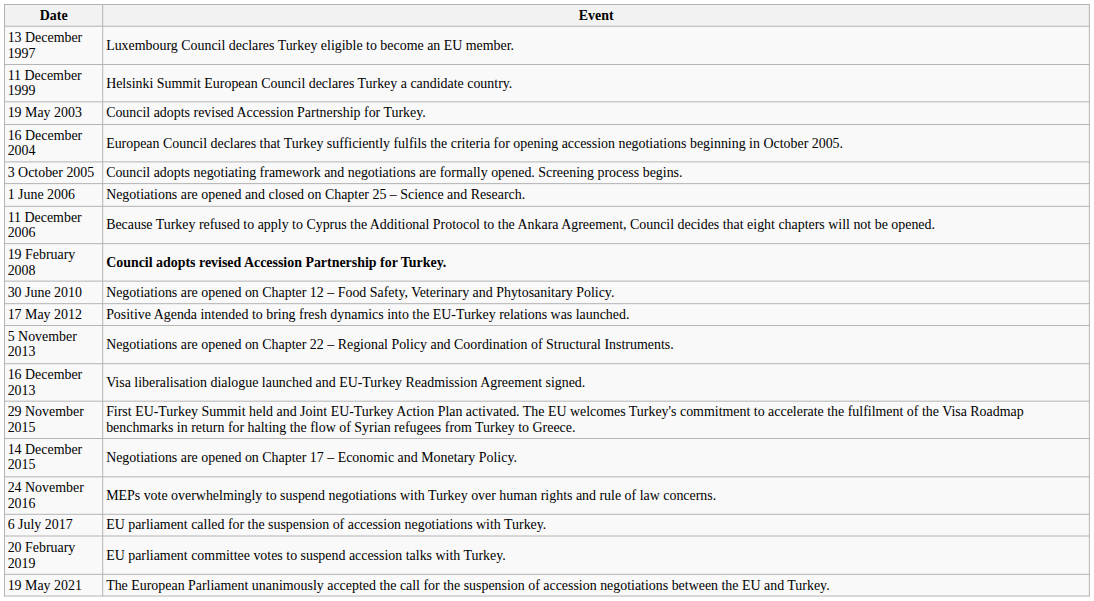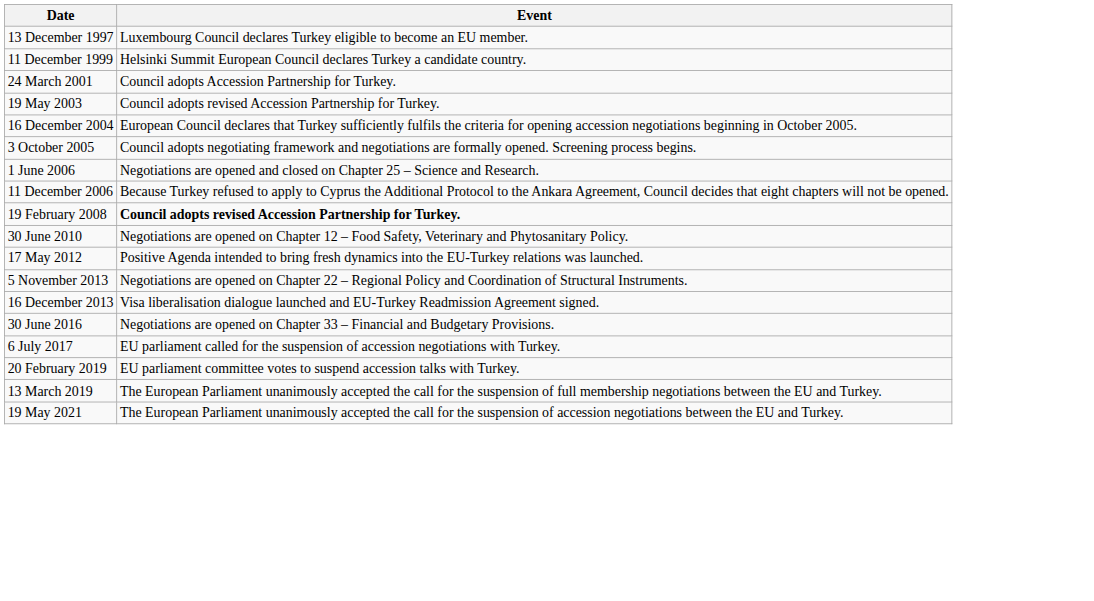+ row: (50, 81)
- row: (46, 419)
- row: (45, 457)
+ row: (45, 324)
- row: (46, 495)
+ row: (50, 390)
